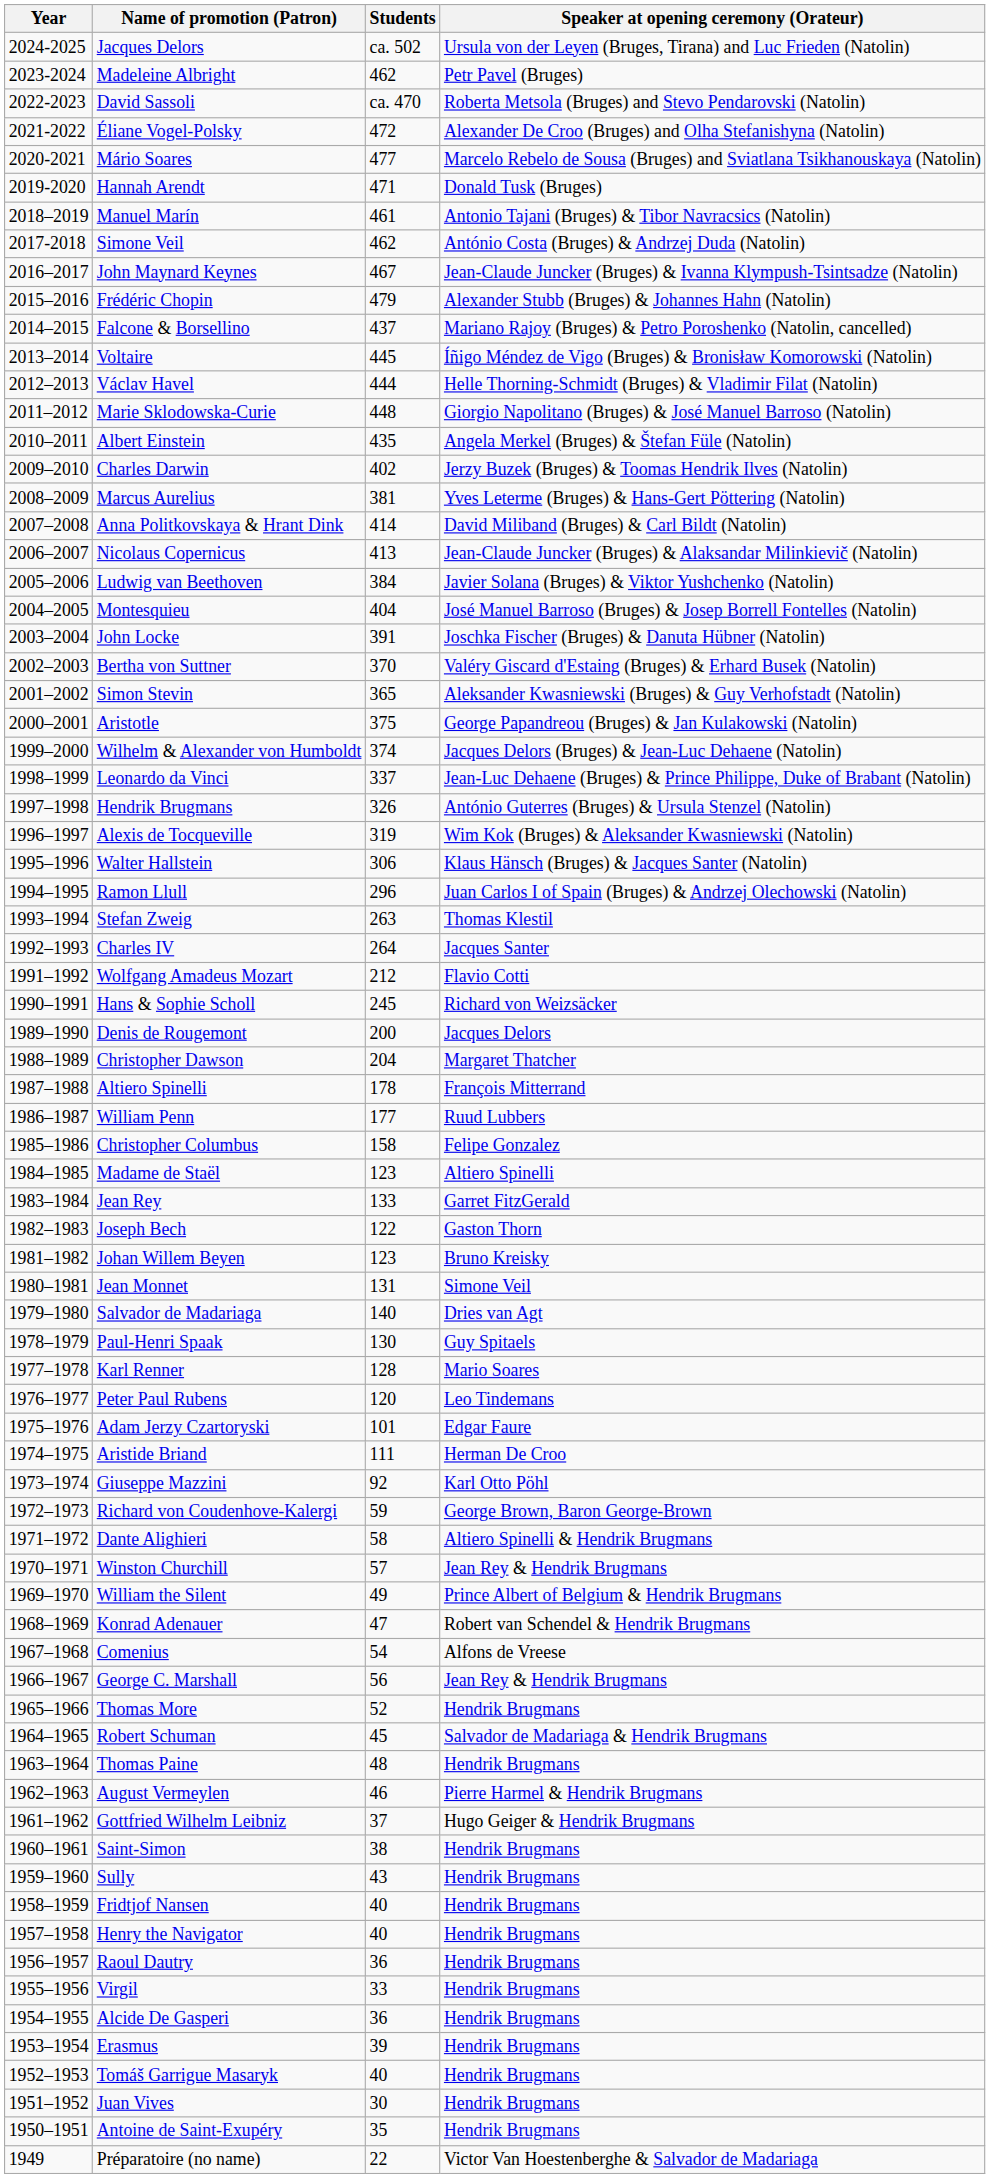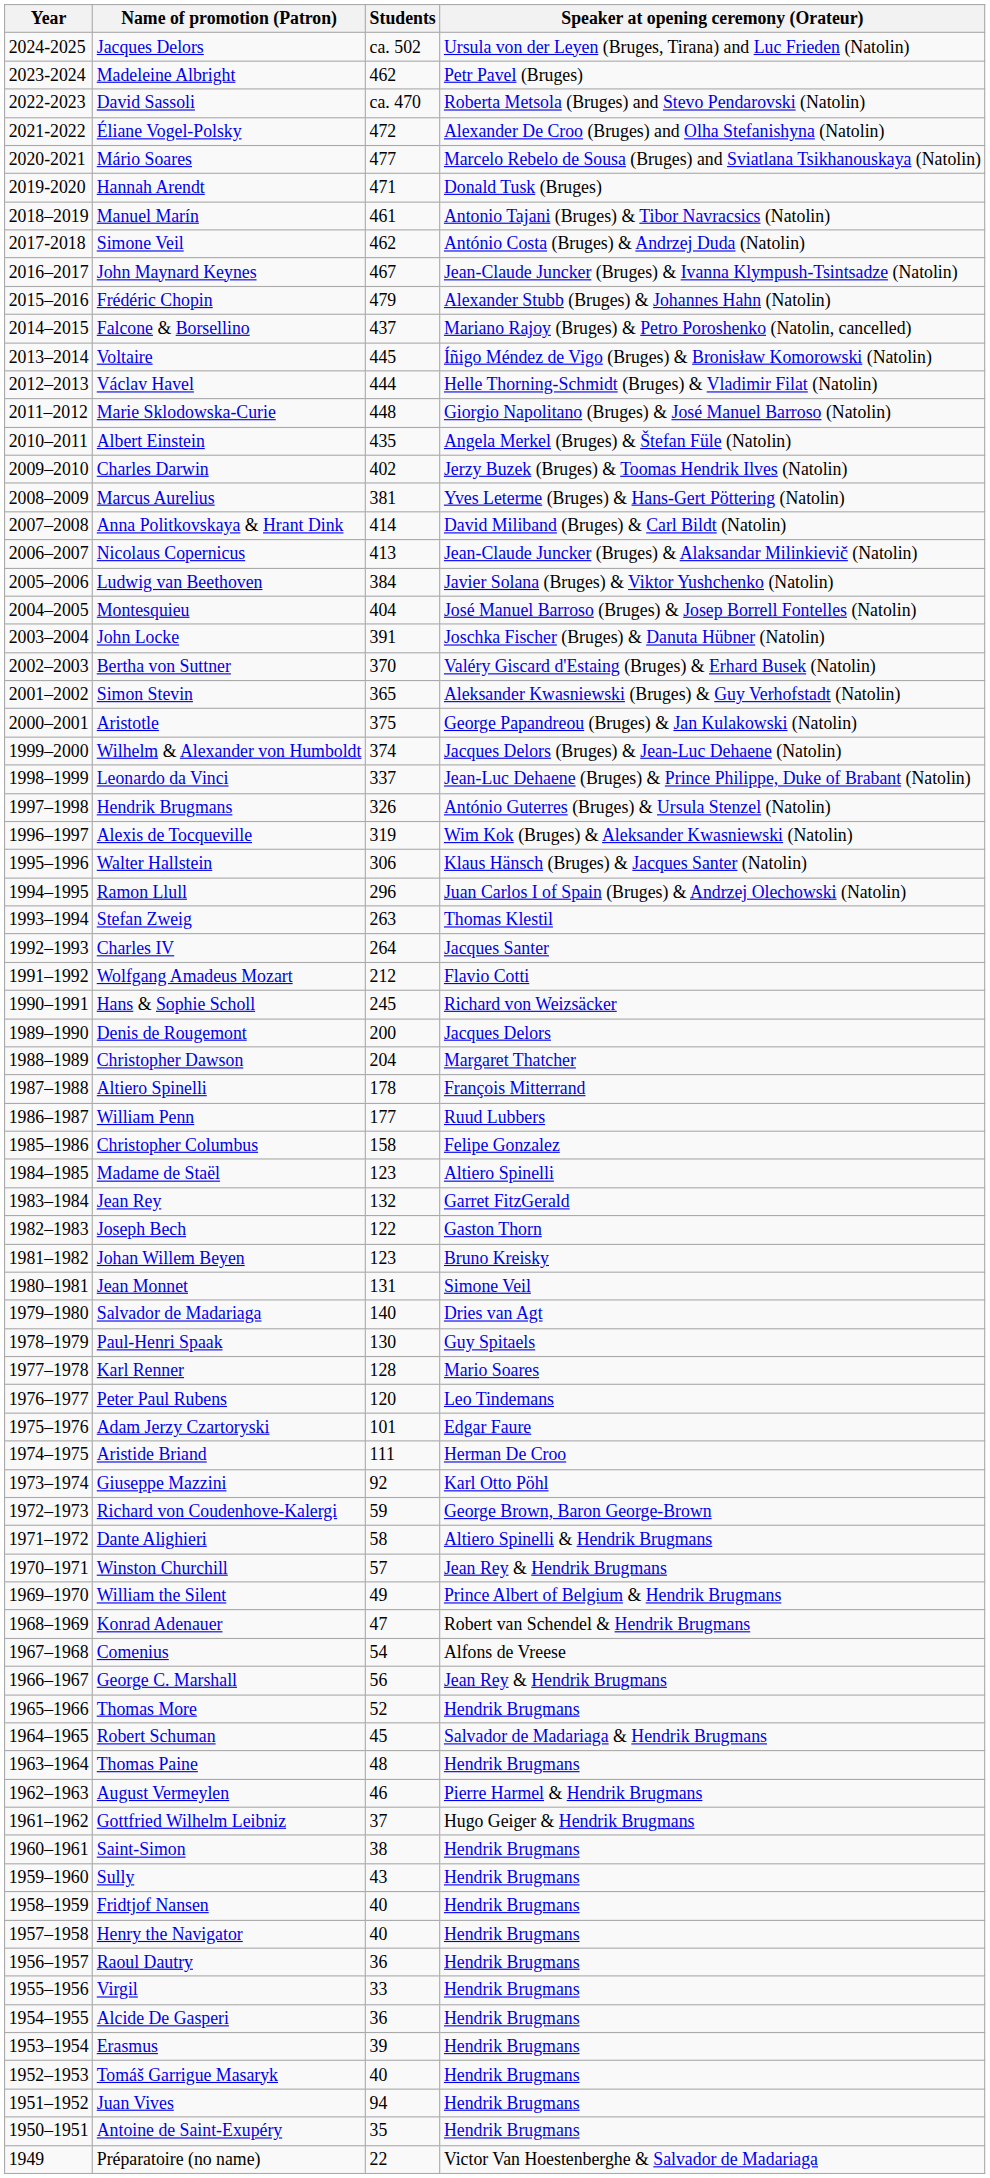(383, 1201) 133 -> (383, 1201) 132
(378, 2102) 30 -> (378, 2102) 94
